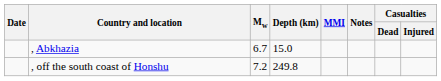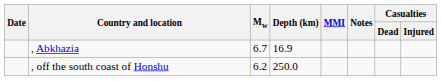(283, 48) 15.0 -> (283, 48) 16.9
(260, 66) 7.2 -> (260, 66) 6.2
(285, 66) 249.8 -> (285, 66) 250.0
